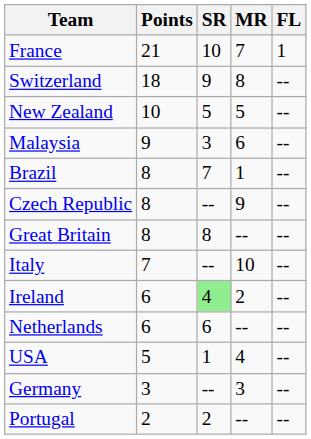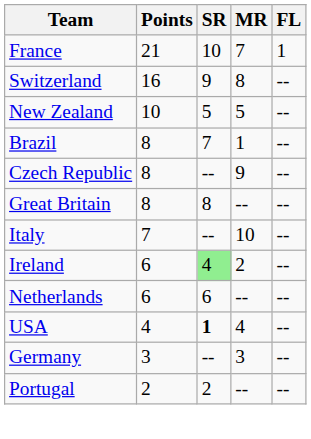(151, 81) 18 -> (151, 81) 16
- row: (45, 142)
(146, 357) 5 -> (146, 326) 4
(207, 357) normal -> (207, 326) bold
